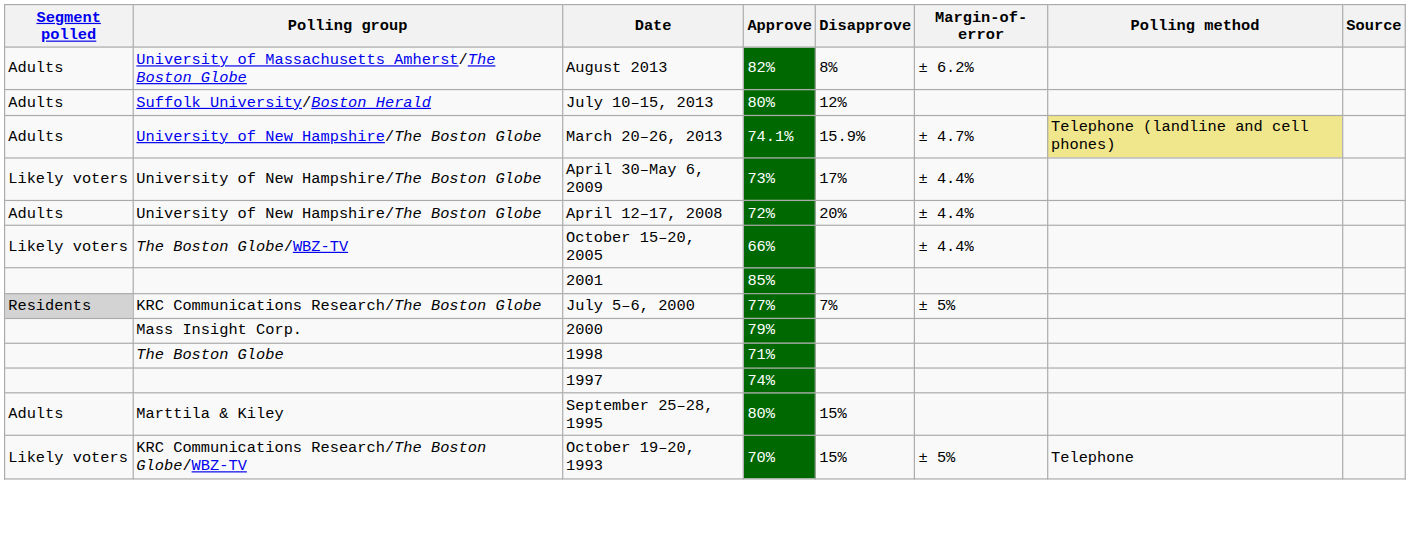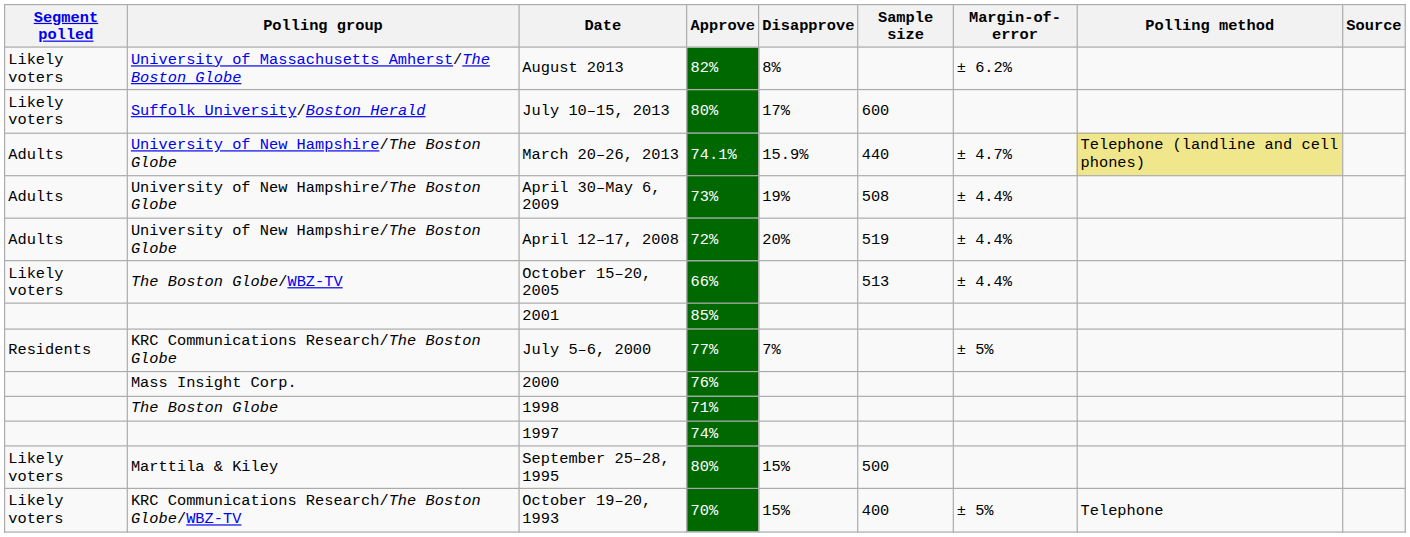+ column: (906, 26)
(36, 69) Adults -> (36, 69) Likely voters
(36, 102) Adults -> (36, 111) Likely voters
(833, 102) 12% -> (776, 111) 17%
(68, 179) Likely voters -> (36, 197) Adults
(833, 179) 17% -> (776, 197) 19%
(50, 306) lightgrey background -> (50, 350) no background
(761, 331) 79% -> (704, 384) 76%
(36, 414) Adults -> (36, 468) Likely voters
